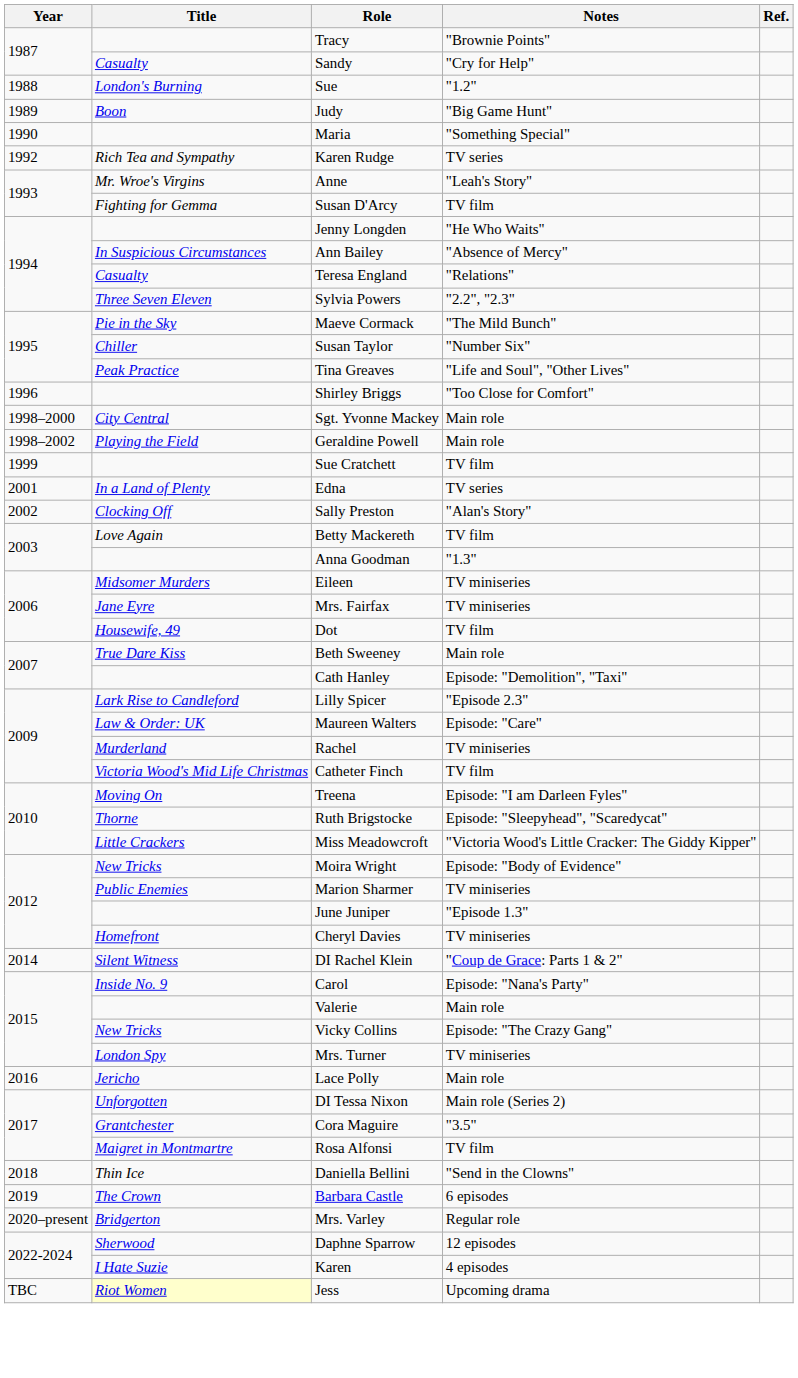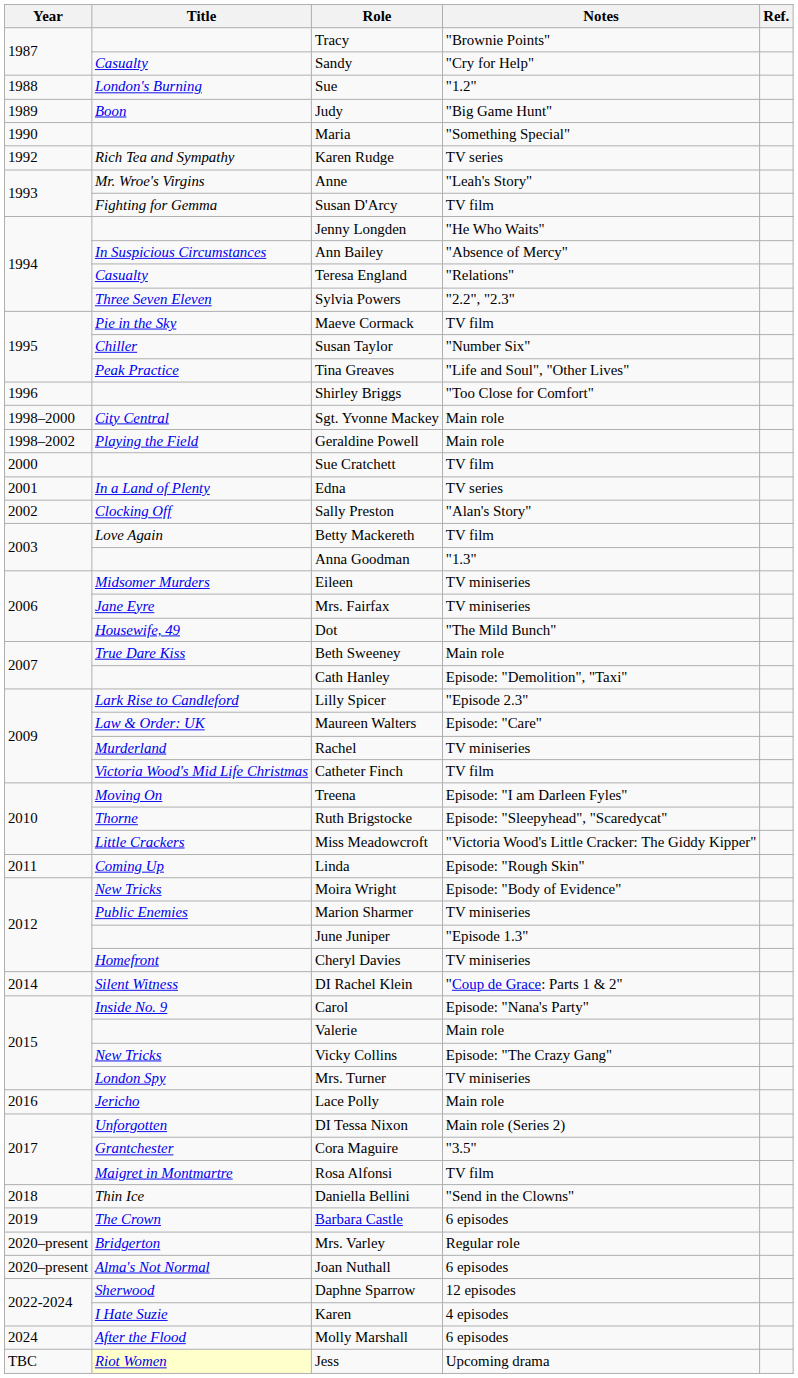(501, 323) "The Mild Bunch" -> (470, 323) TV film
(23, 464) 1999 -> (23, 464) 2000
(470, 629) TV film -> (501, 629) "The Mild Bunch"
+ row: (332, 865)
+ row: (353, 1267)
+ row: (361, 1337)
